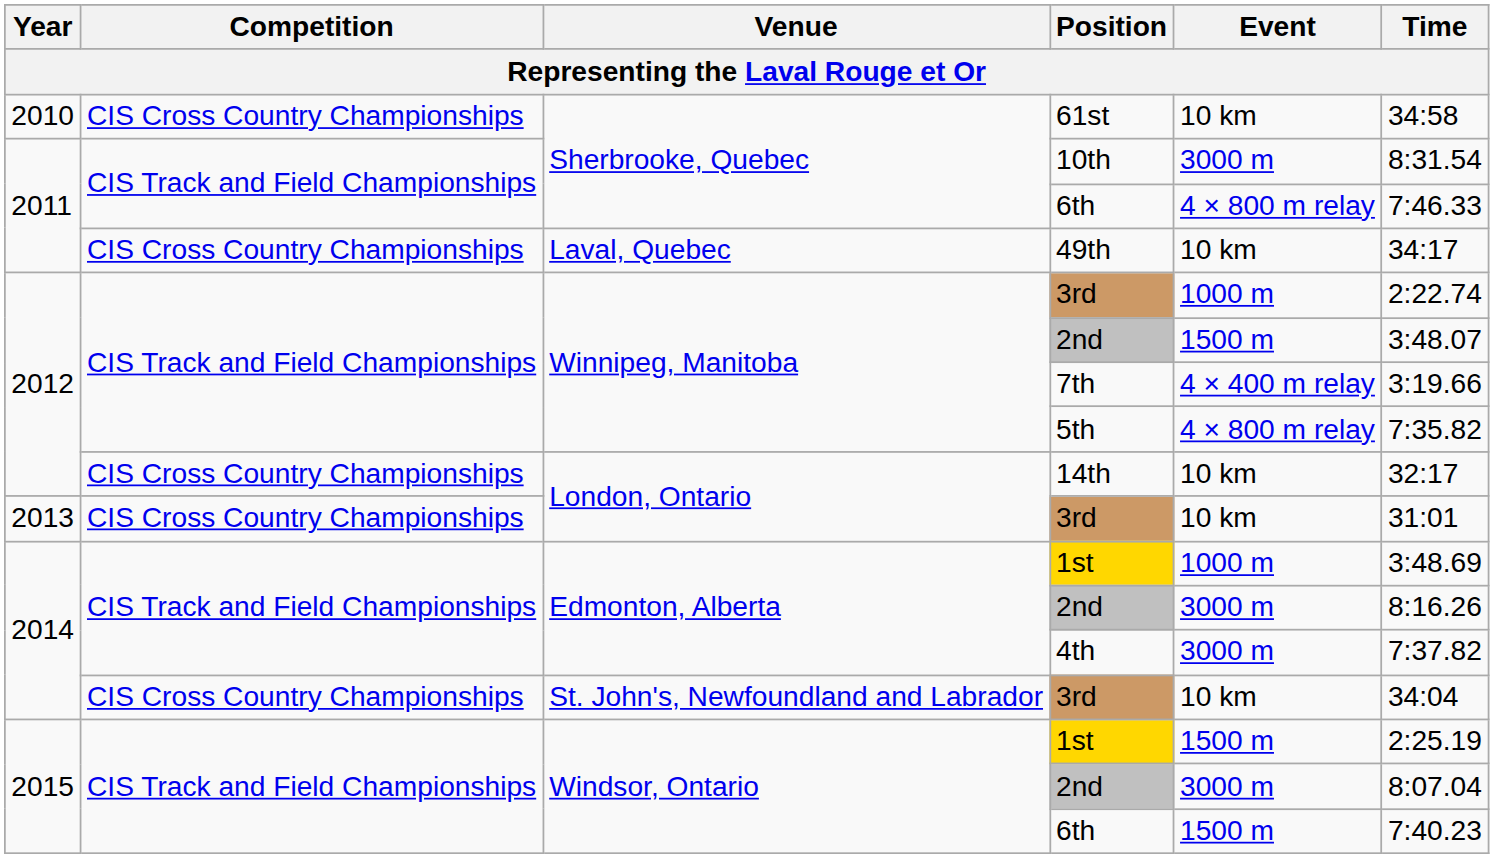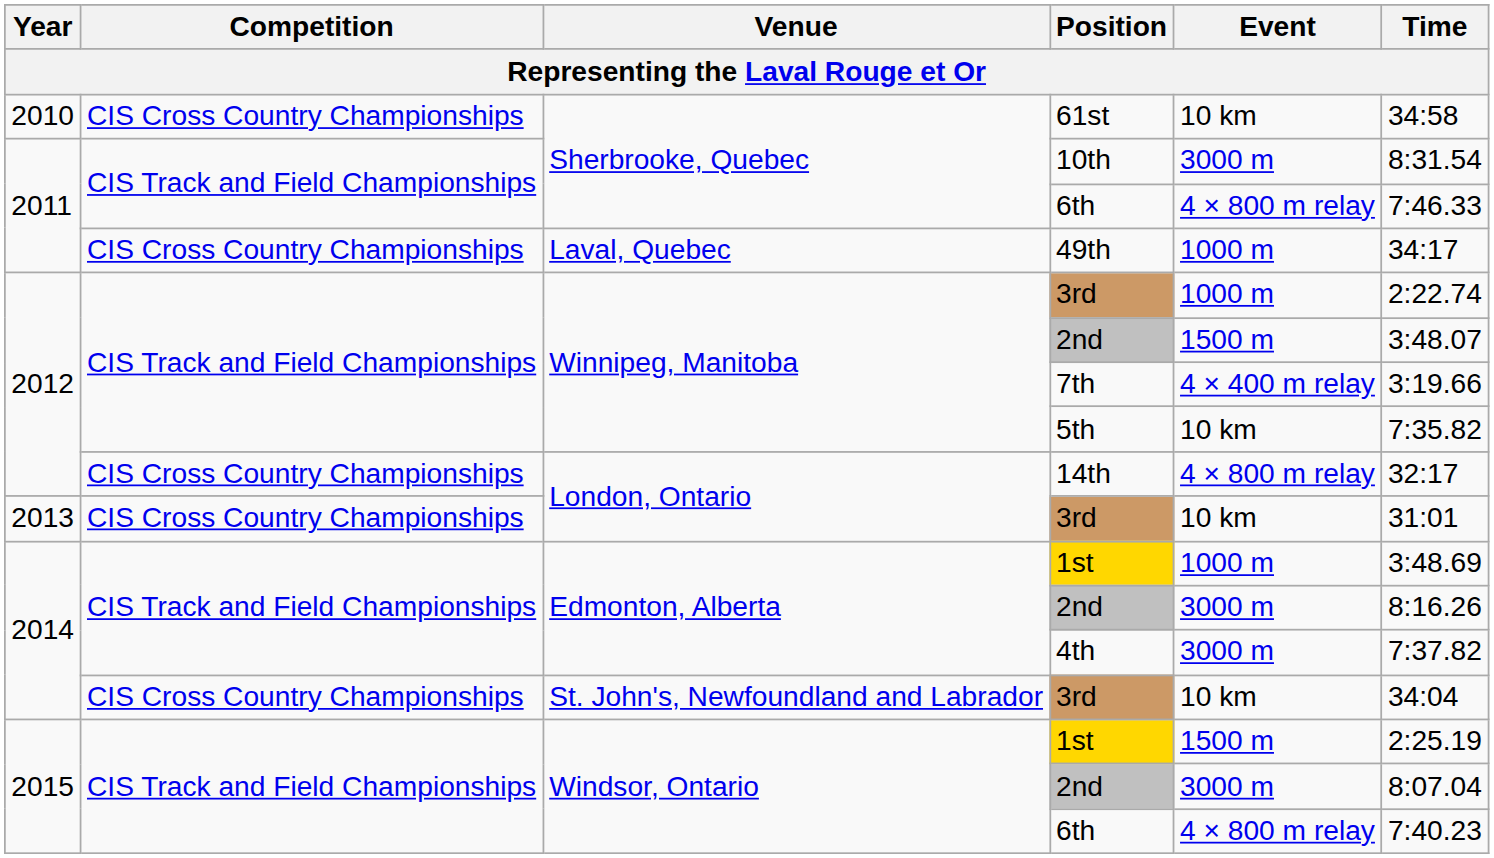(1218, 250) 10 km -> (1227, 250) 1000 m
(1277, 428) 4 × 800 m relay -> (1218, 428) 10 km
(1218, 473) 10 km -> (1277, 473) 4 × 800 m relay
(1227, 830) 1500 m -> (1277, 830) 4 × 800 m relay
